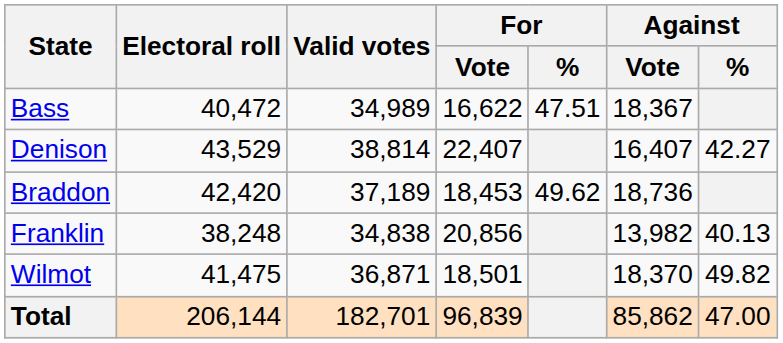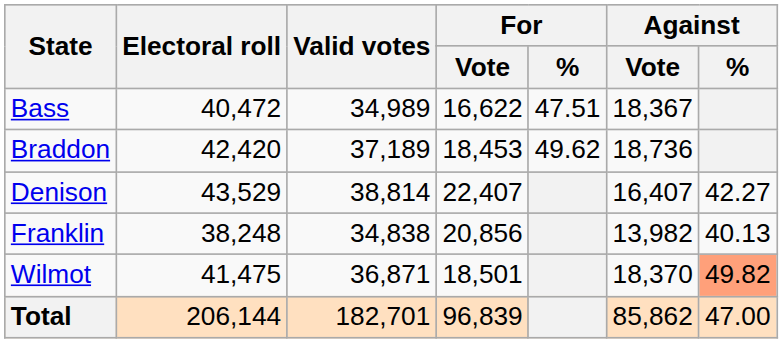rows swapped: (60, 191) <-> (59, 150)
(738, 274) no background -> (738, 274) lightsalmon background
